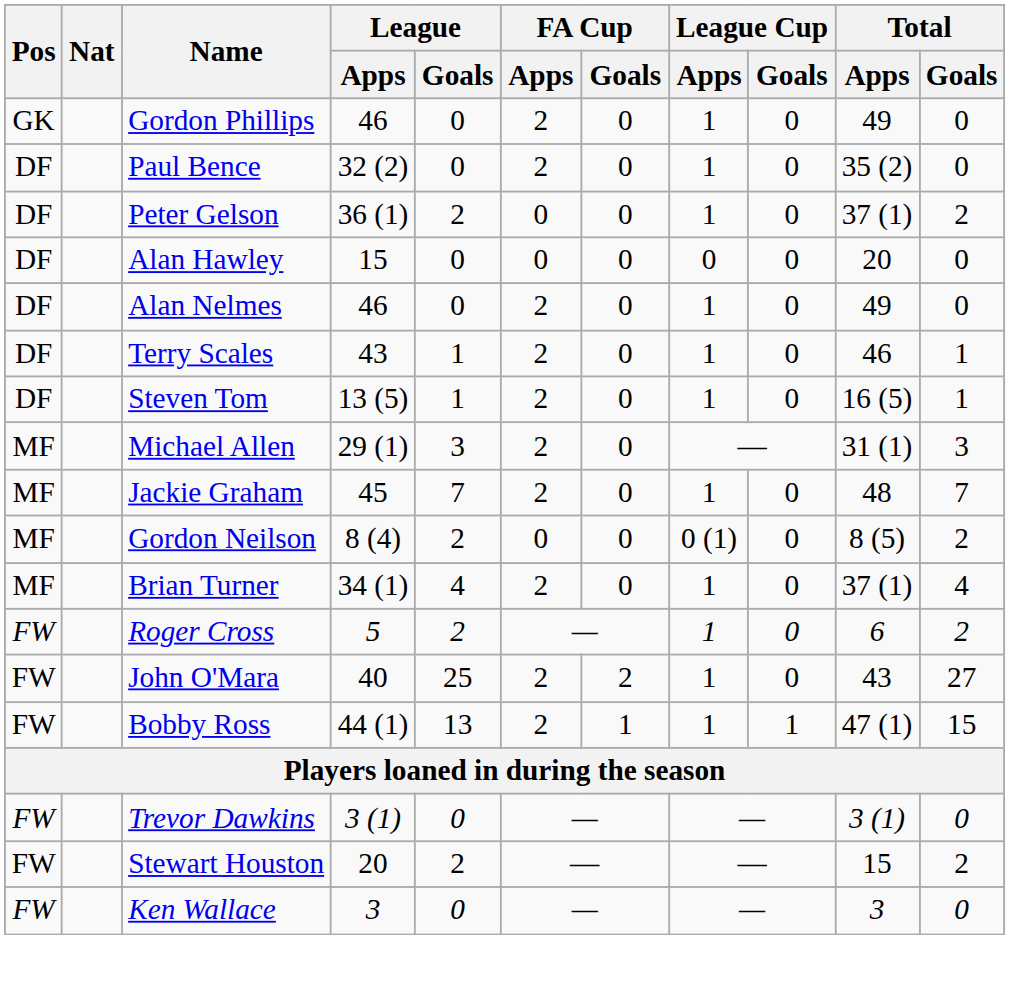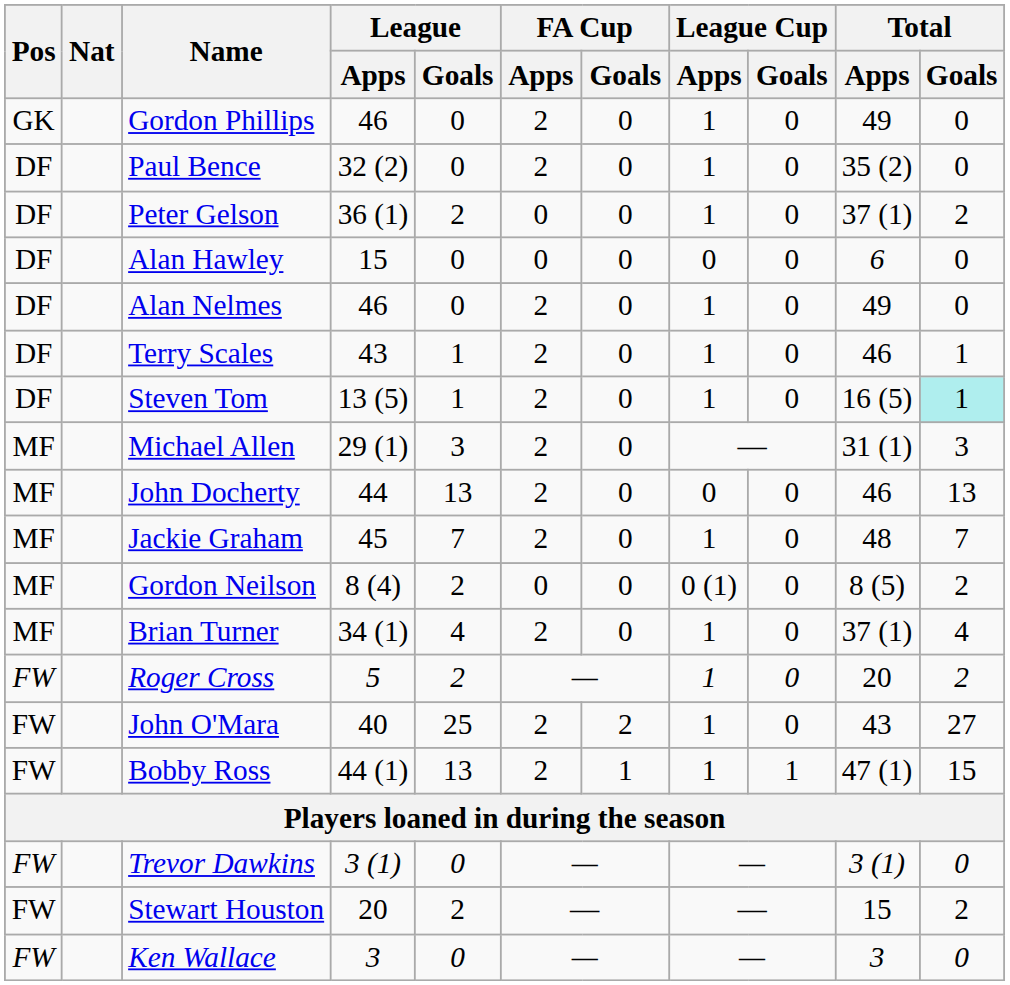(877, 259) 20 -> (877, 259) 6
(962, 399) no background -> (962, 399) paleturquoise background
+ row: (214, 492)
(877, 631) 6 -> (877, 677) 20
